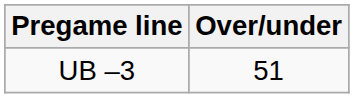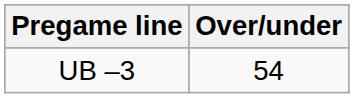(269, 69) 51 -> (269, 69) 54
